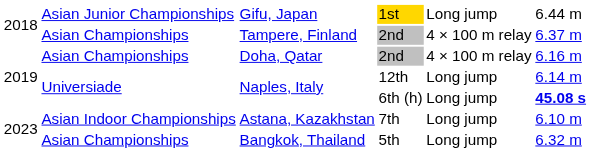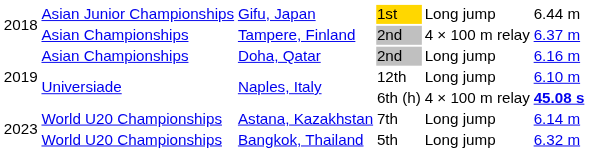(479, 56) 4 × 100 m relay -> (460, 56) Long jump
(559, 77) 6.14 m -> (557, 77) 6.10 m
(462, 98) Long jump -> (477, 98) 4 × 100 m relay
(139, 118) Asian Indoor Championships -> (132, 118) World U20 Championships
(559, 118) 6.10 m -> (557, 118) 6.14 m
(115, 139) Asian Championships -> (132, 139) World U20 Championships
